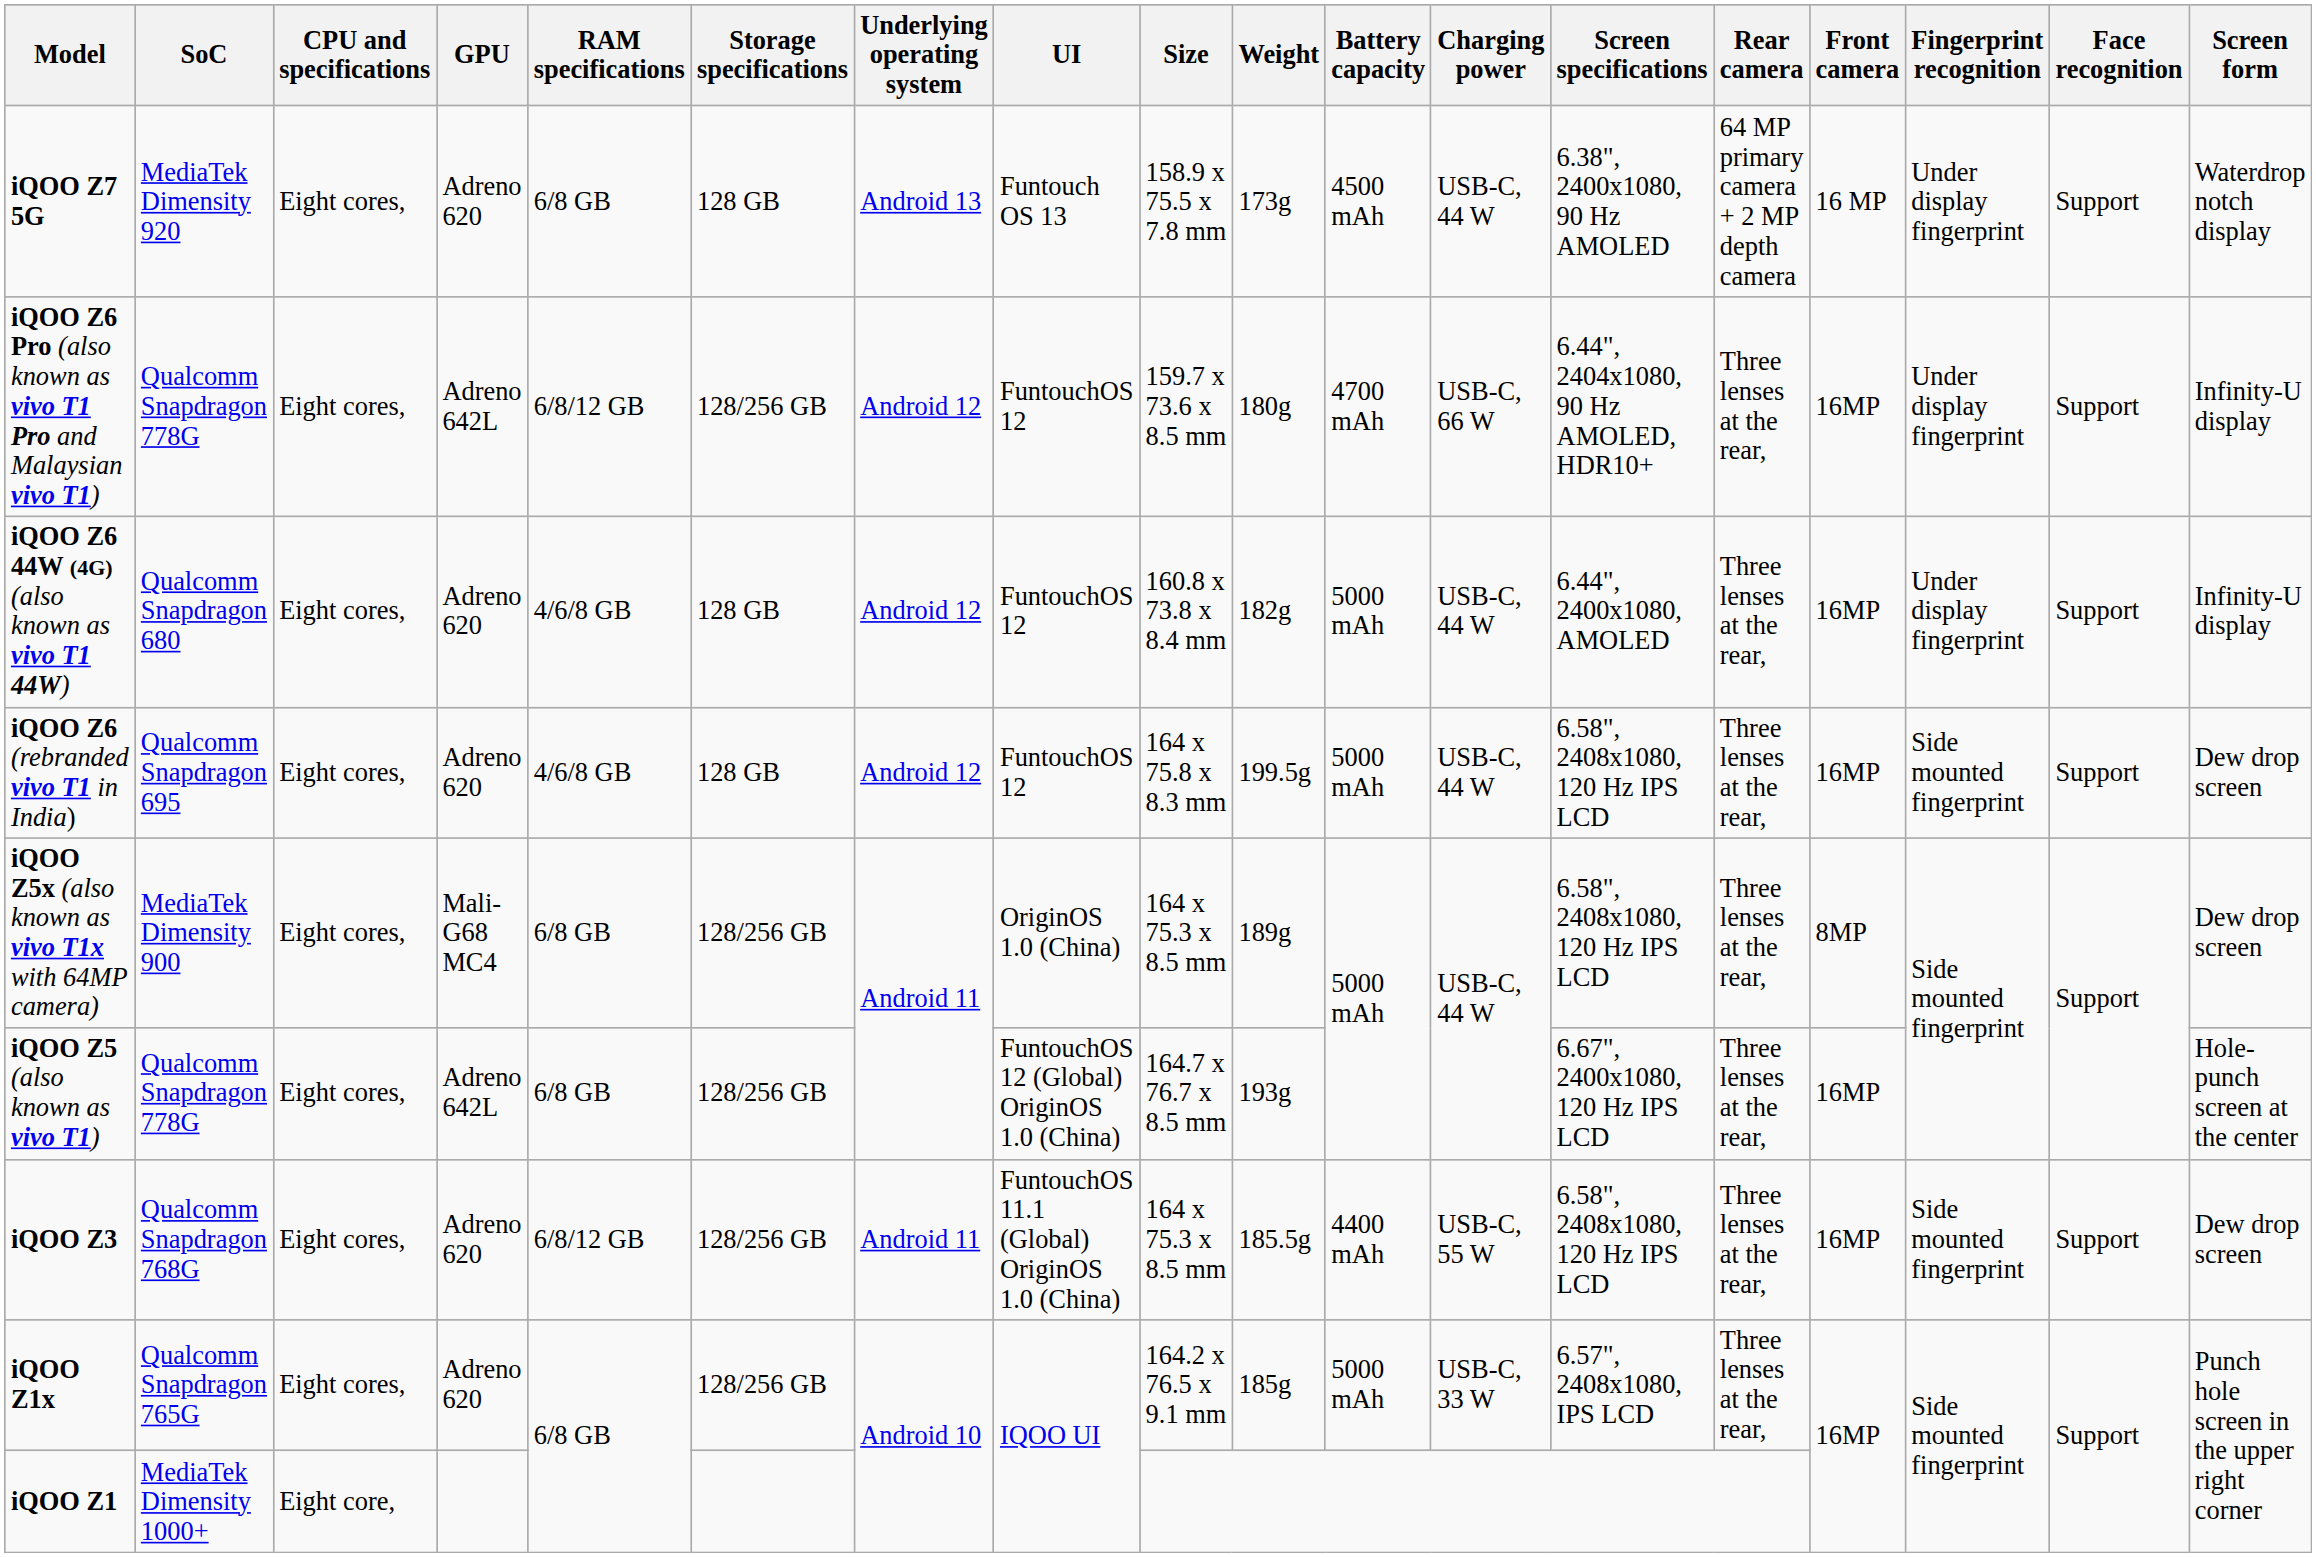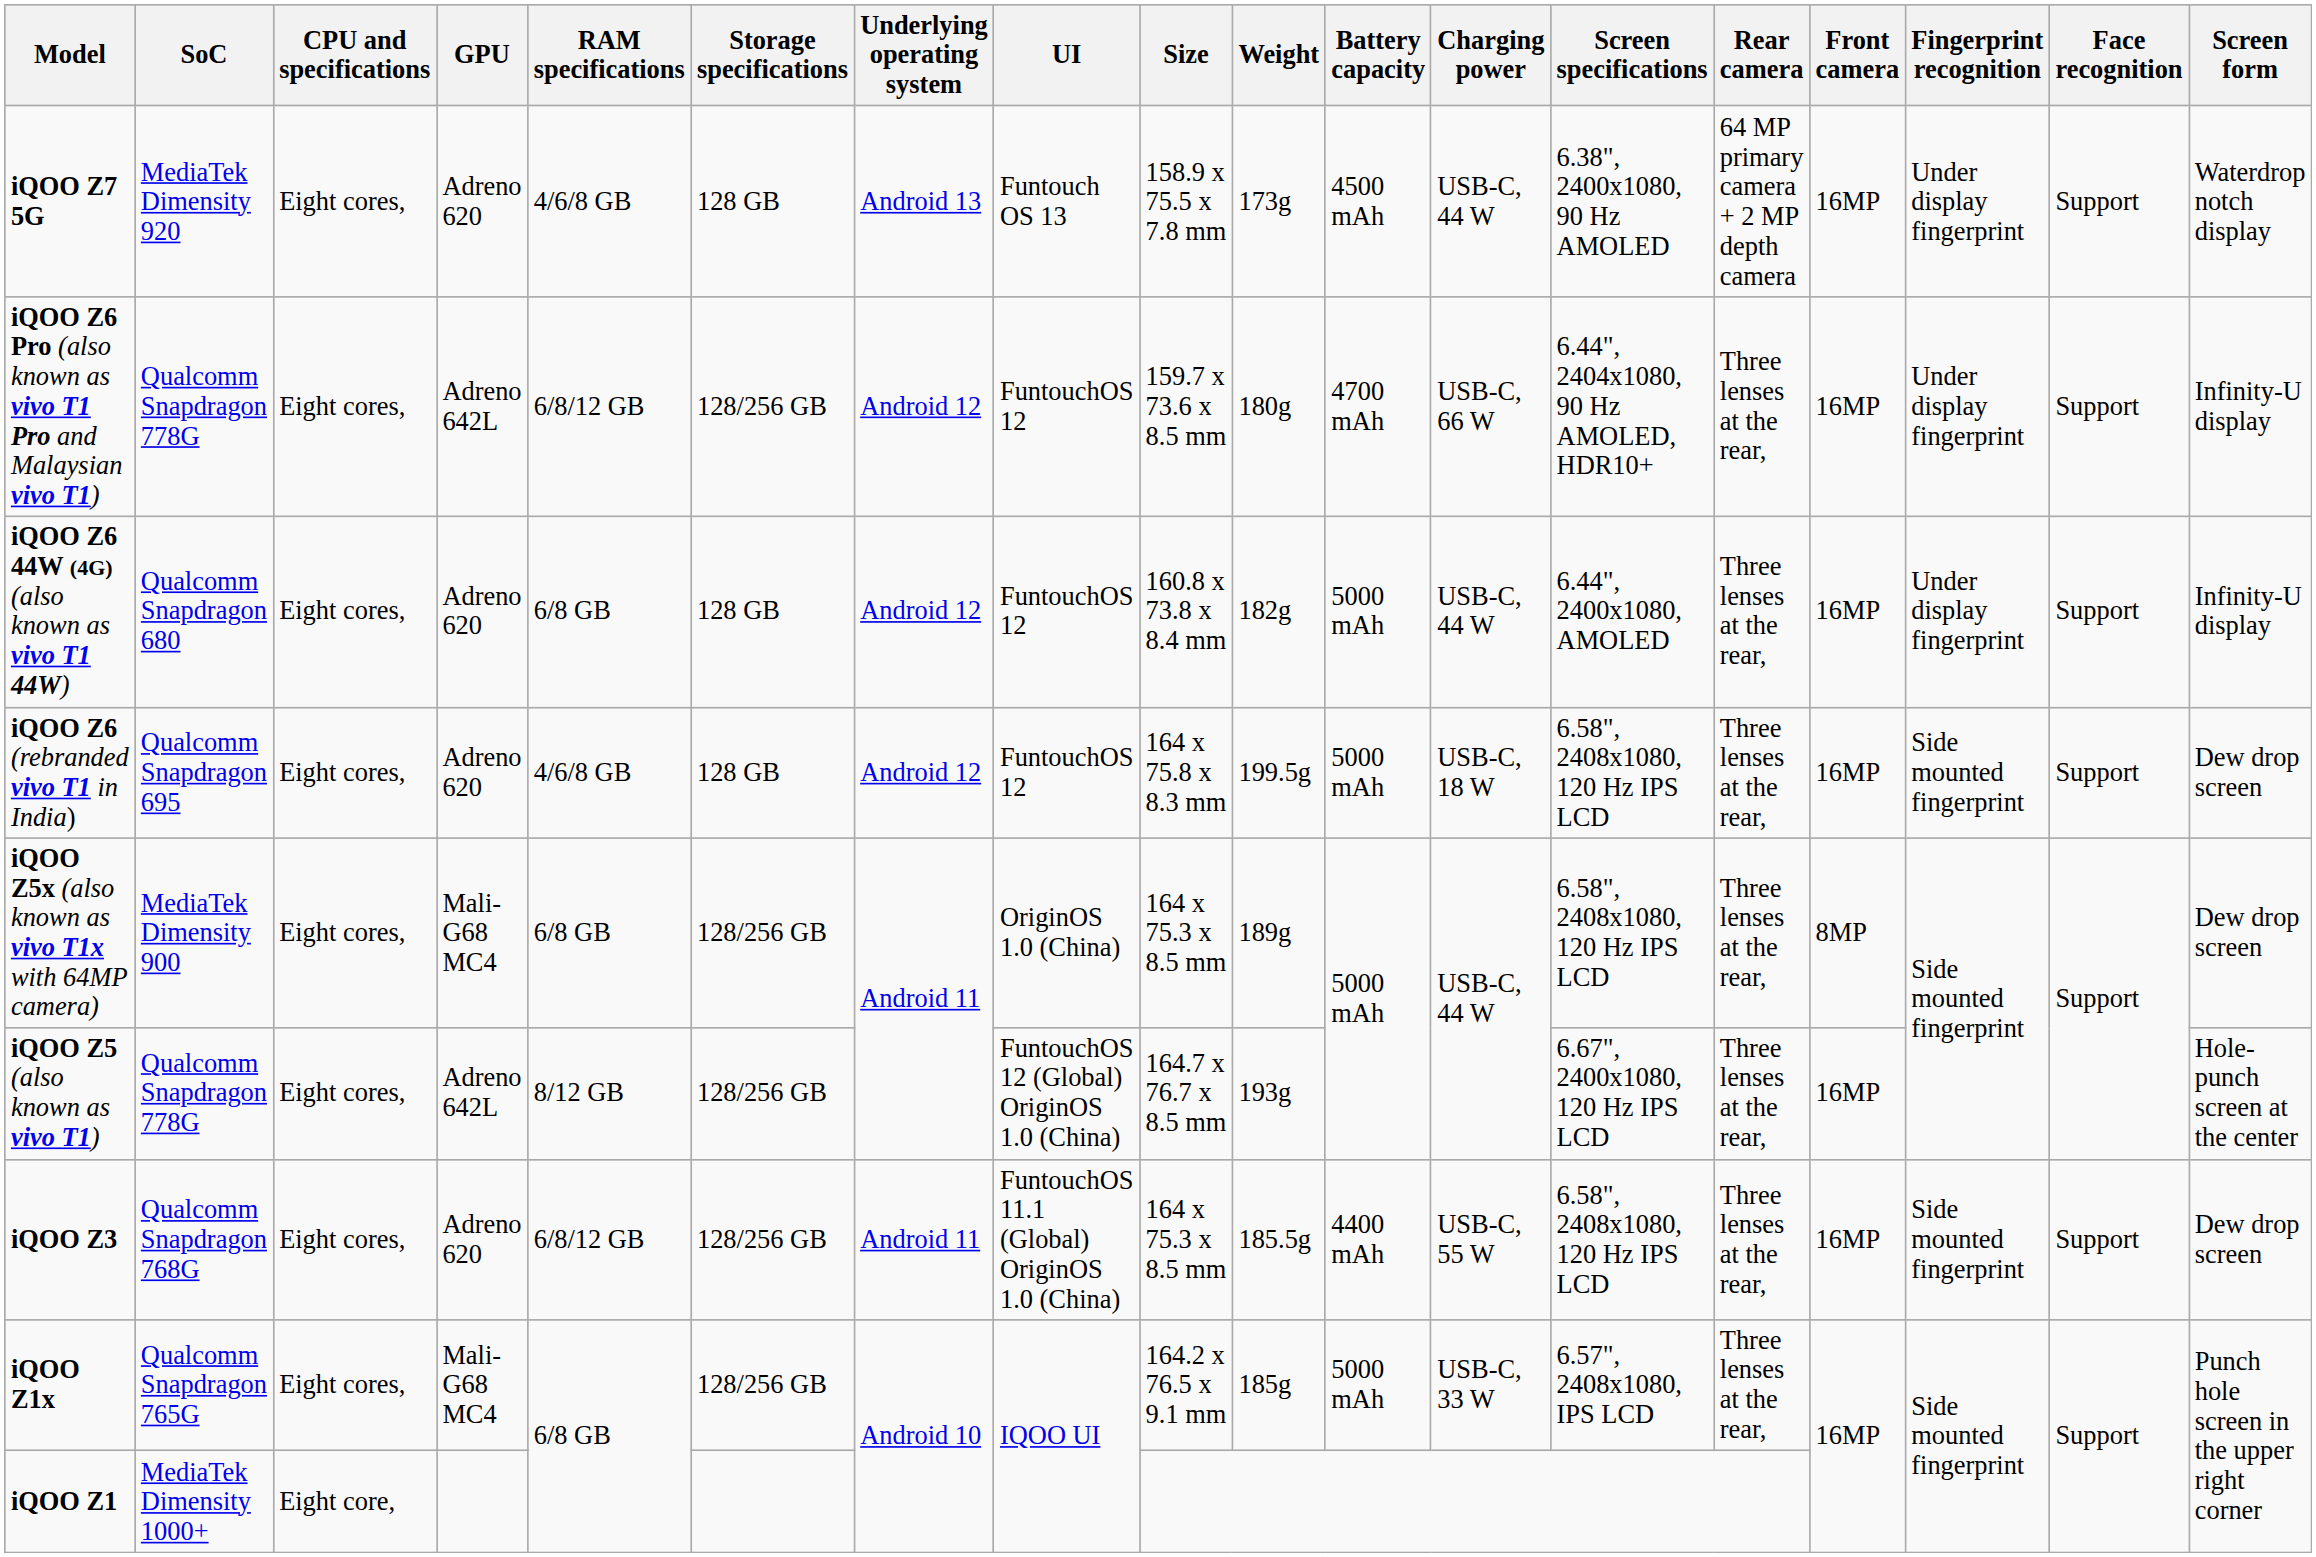(572, 200) 6/8 GB -> (583, 200) 4/6/8 GB
(1851, 200) 16 MP -> (1848, 200) 16MP
(583, 611) 4/6/8 GB -> (572, 611) 6/8 GB
(1479, 772) USB-C, 44 W -> (1479, 772) USB-C, 18 W
(572, 1093) 6/8 GB -> (579, 1093) 8/12 GB
(482, 1385) Adreno 620 -> (472, 1385) Mali-G68 MC4
